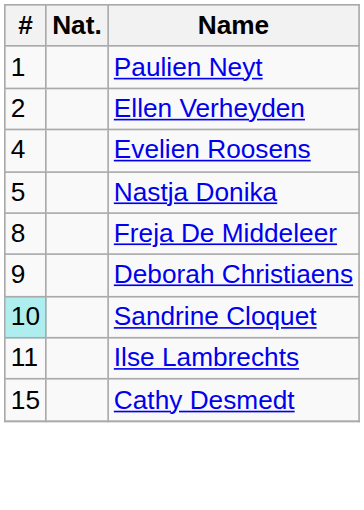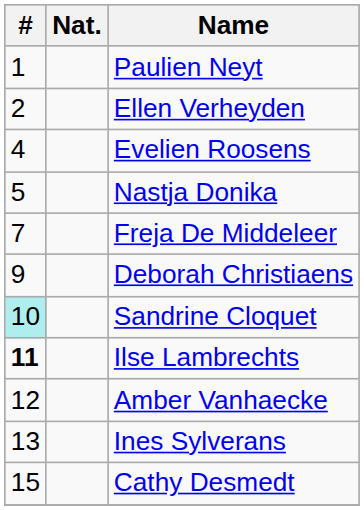(18, 233) 8 -> (18, 233) 7
(24, 358) normal -> (25, 358) bold
+ row: (221, 399)
+ row: (200, 441)
